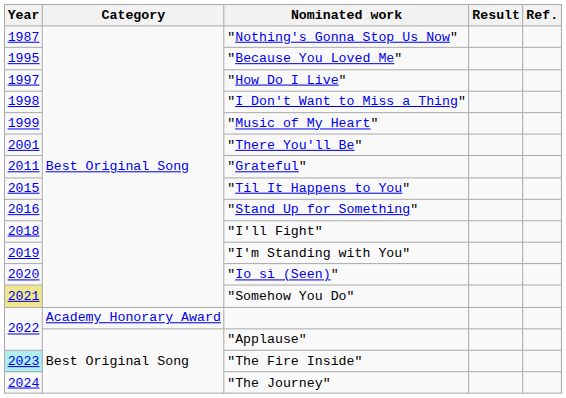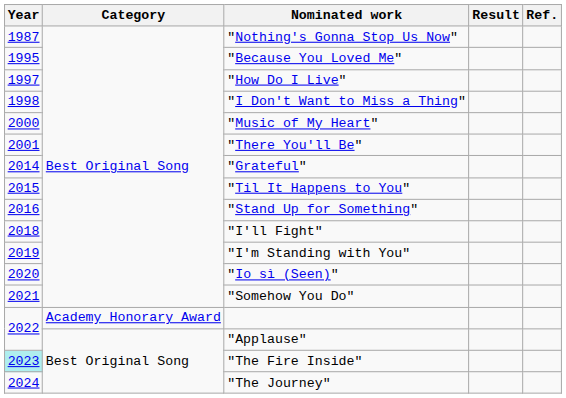(24, 123) 1999 -> (24, 123) 2000
(24, 167) 2011 -> (24, 167) 2014
(24, 296) khaki background -> (24, 296) no background
